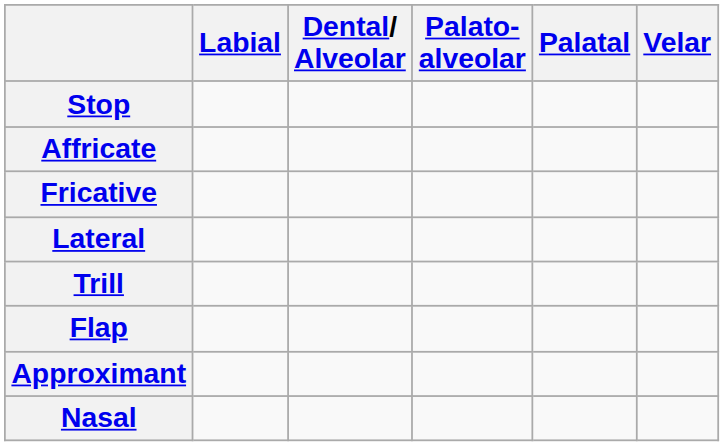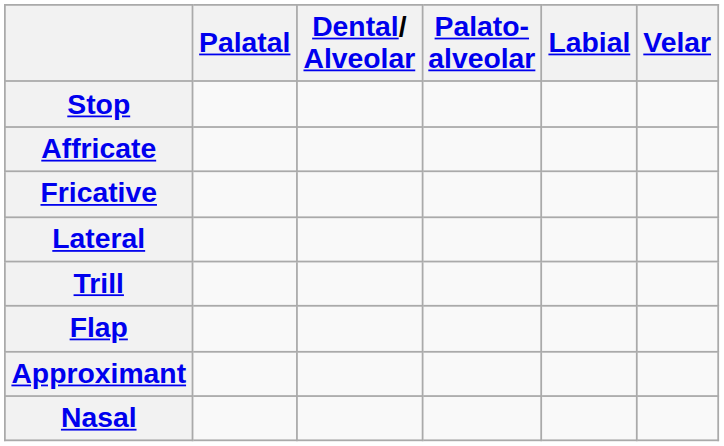columns swapped: (240, 42) <-> (585, 42)
